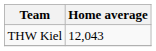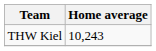(86, 35) 12,043 -> (86, 35) 10,243
